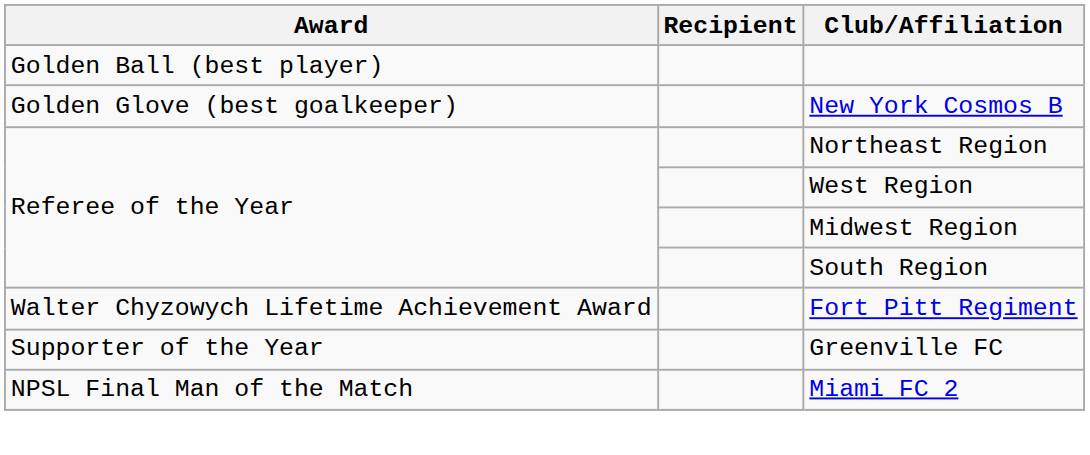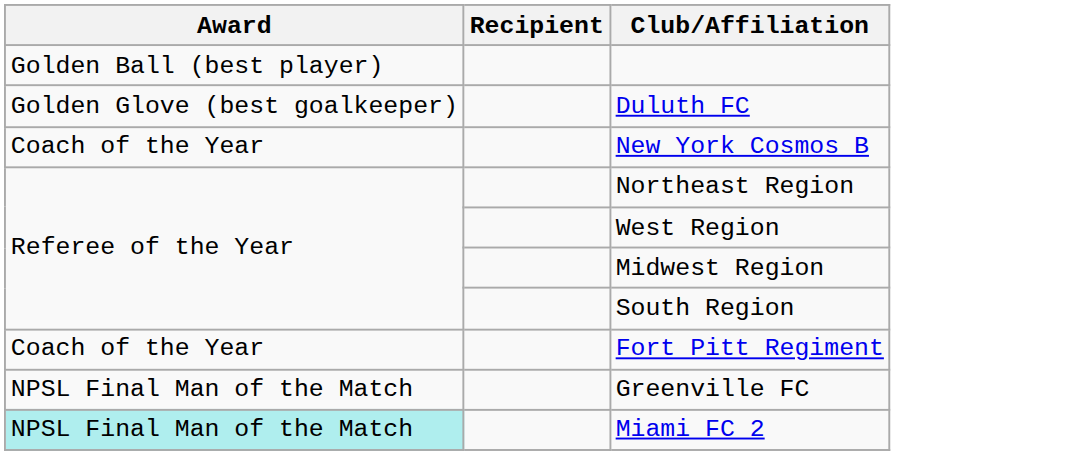+ row: (683, 106)
(234, 106) Golden Glove (best goalkeeper) -> (138, 147) Coach of the Year
(331, 308) Walter Chyzowych Lifetime Achievement Award -> (138, 349) Coach of the Year
(167, 349) Supporter of the Year -> (212, 389) NPSL Final Man of the Match
(212, 389) no background -> (212, 430) paleturquoise background
